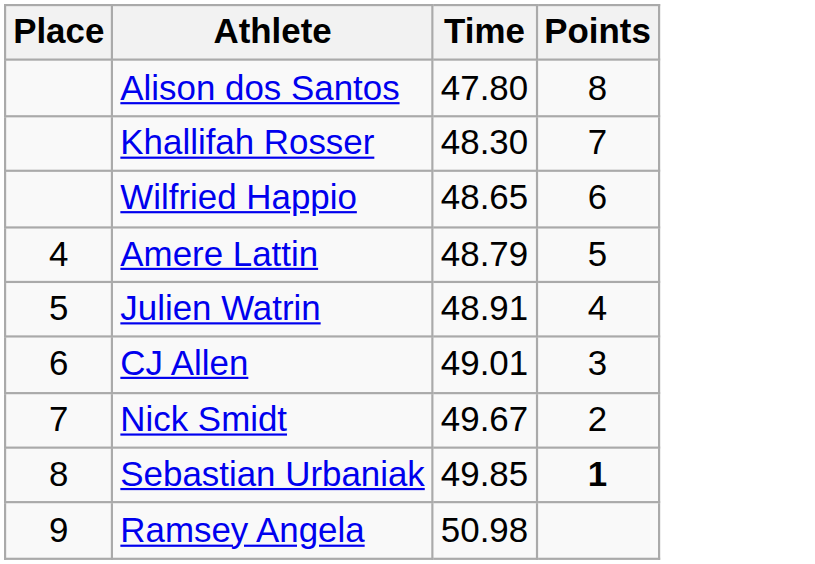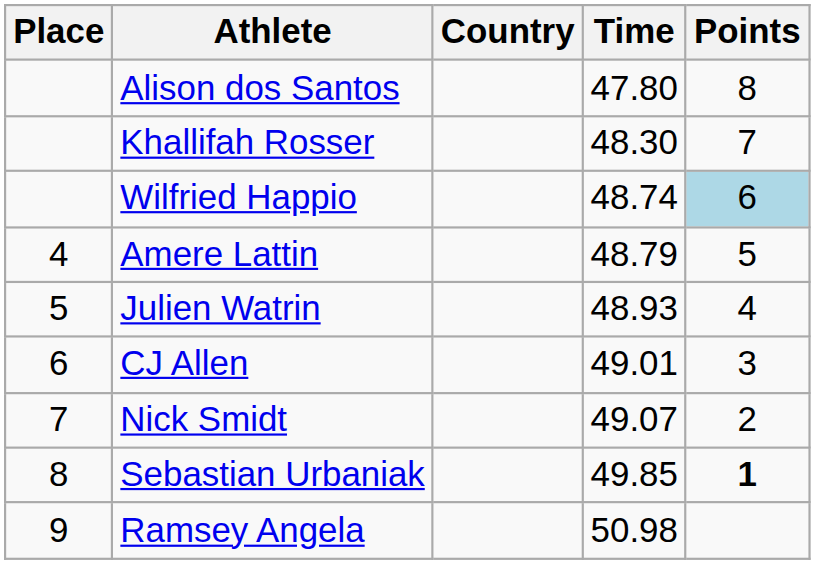+ column: (508, 32)
(485, 198) 48.65 -> (634, 198) 48.74
(598, 198) no background -> (747, 198) lightblue background
(485, 308) 48.91 -> (634, 308) 48.93
(485, 419) 49.67 -> (634, 419) 49.07
